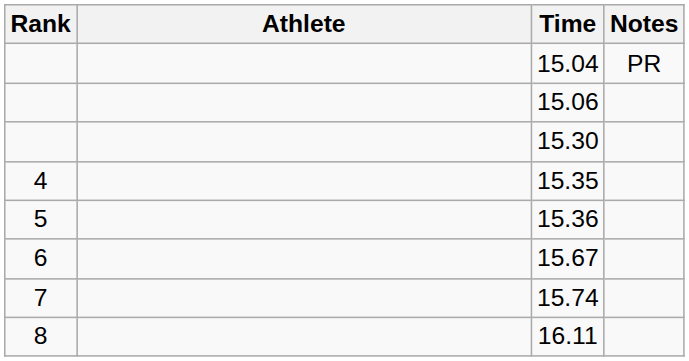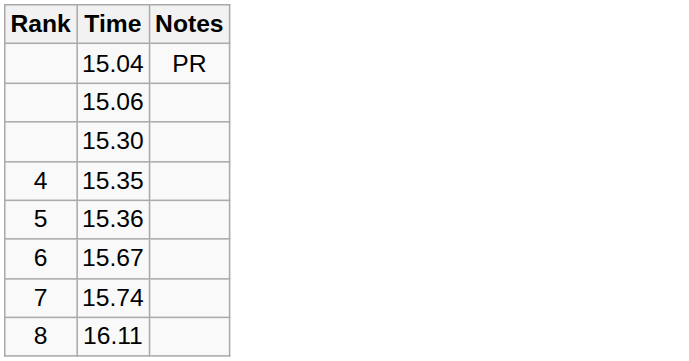- column: (304, 24)
